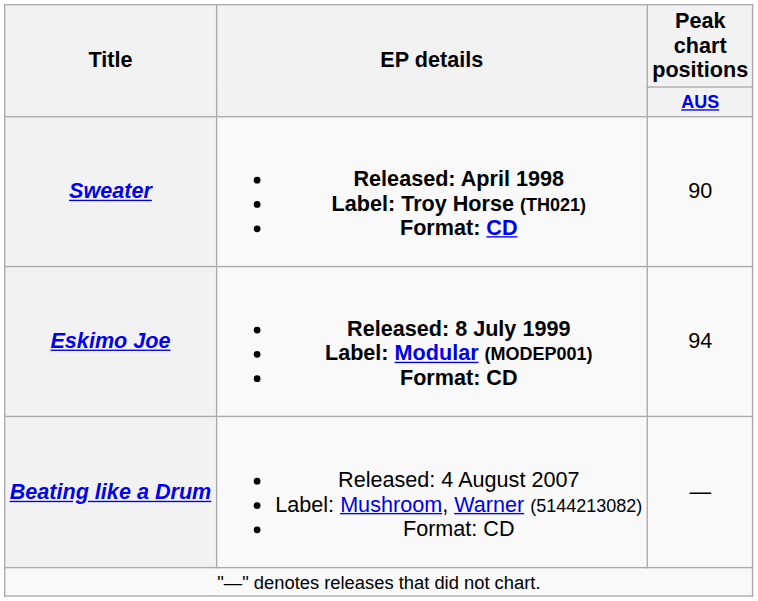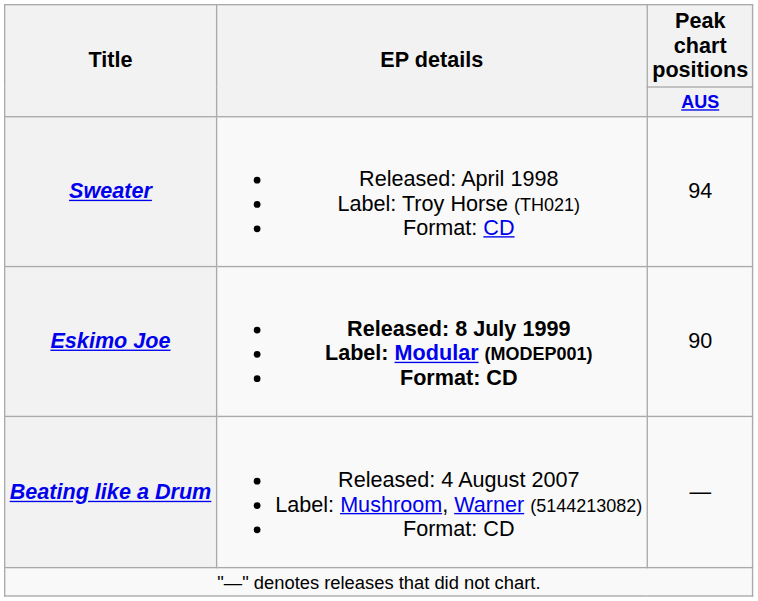(432, 204) bold -> (432, 204) normal
(700, 191) 90 -> (700, 191) 94
(700, 341) 94 -> (700, 341) 90
